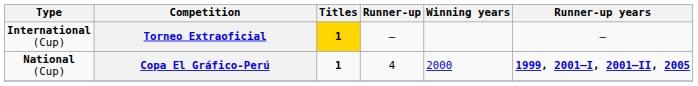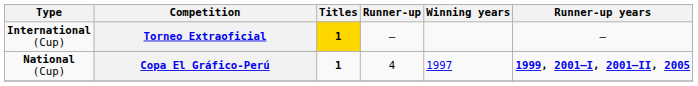(439, 66) 2000 -> (439, 66) 1997
